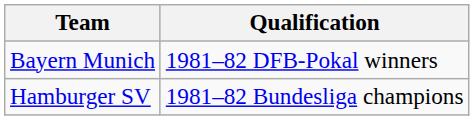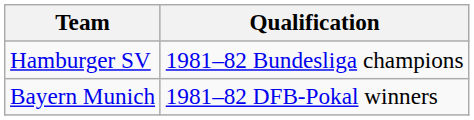rows swapped: (83, 59) <-> (80, 96)
